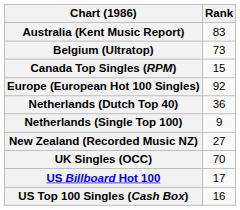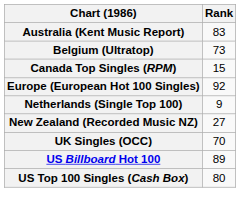- row: (103, 104)
(219, 178) 17 -> (219, 159) 89
(219, 196) 16 -> (219, 178) 80
